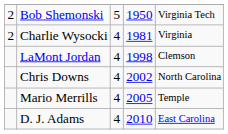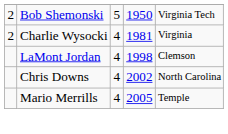- row: (52, 118)
